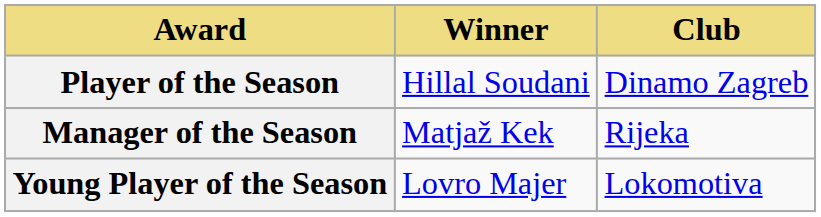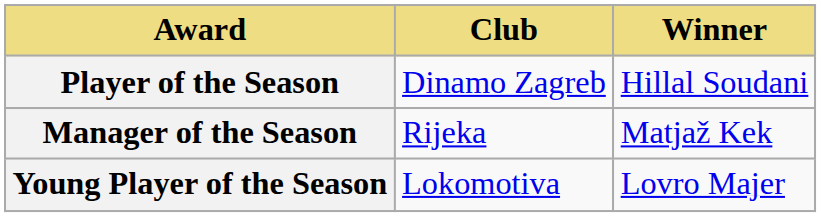columns swapped: (496, 30) <-> (706, 30)
